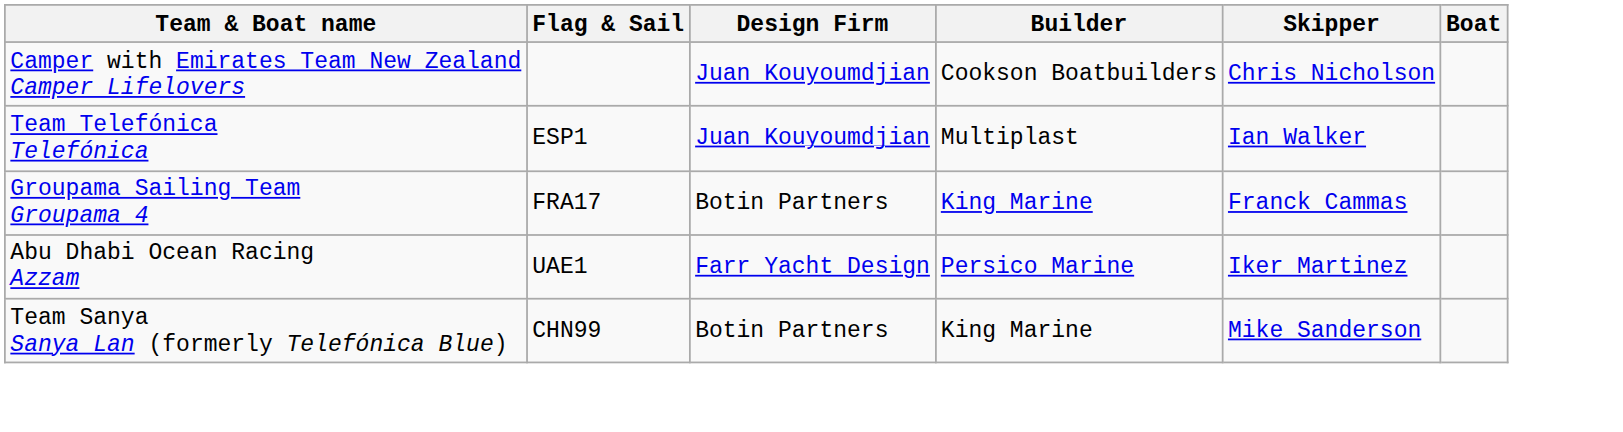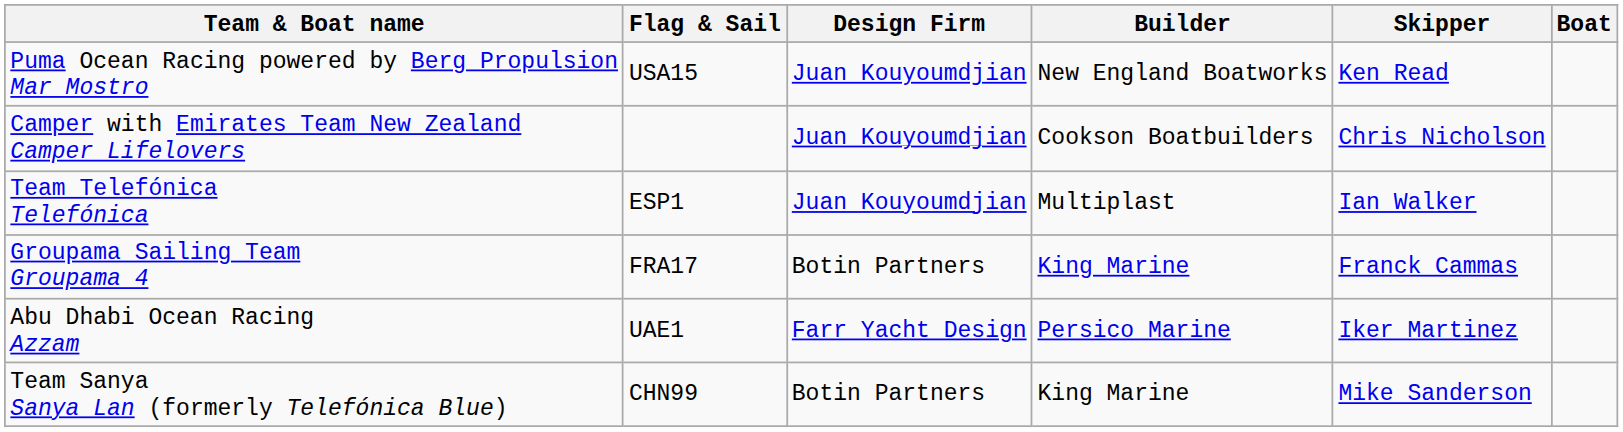+ row: (314, 74)
